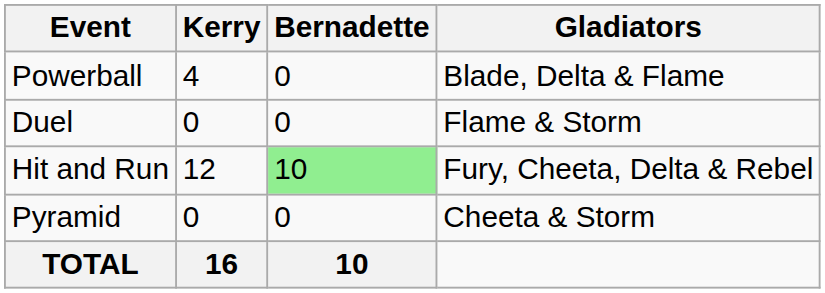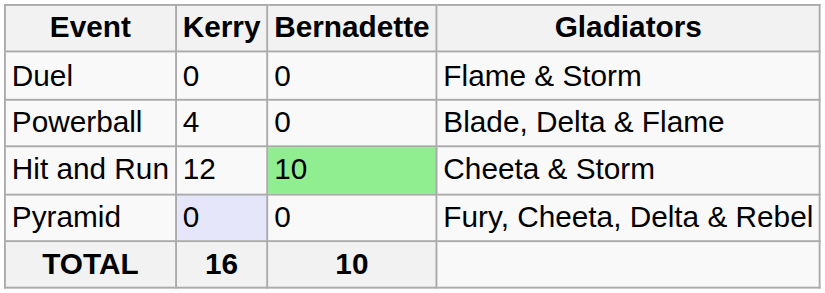rows swapped: (77, 75) <-> (42, 122)
(628, 169) Fury, Cheeta, Delta & Rebel -> (549, 169) Cheeta & Storm
(191, 216) no background -> (191, 216) lavender background
(549, 216) Cheeta & Storm -> (628, 216) Fury, Cheeta, Delta & Rebel
